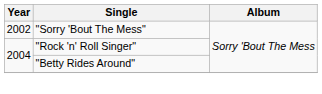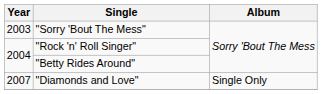(19, 30) 2002 -> (19, 30) 2003
+ row: (87, 81)
